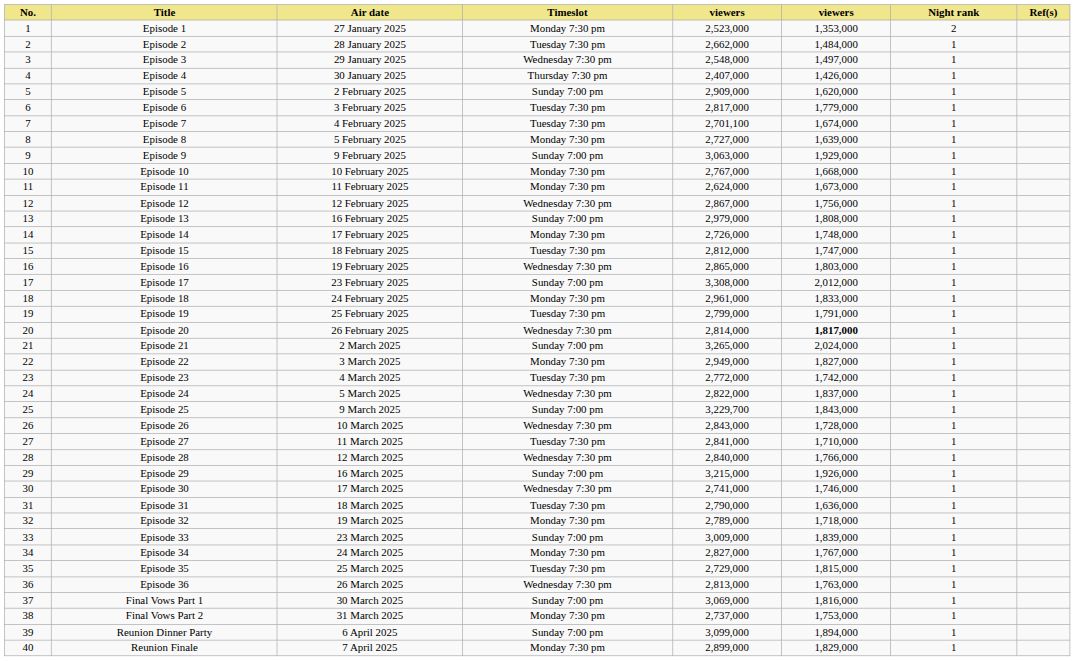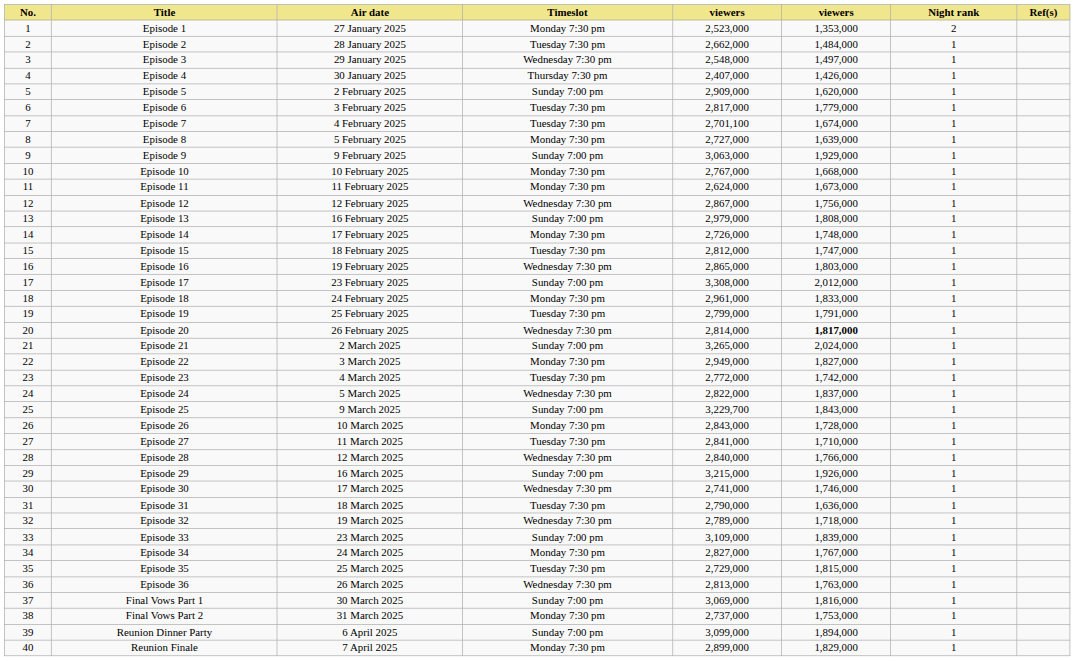(568, 425) Wednesday 7:30 pm -> (568, 425) Monday 7:30 pm
(568, 521) Monday 7:30 pm -> (568, 521) Wednesday 7:30 pm
(727, 536) 3,009,000 -> (727, 536) 3,109,000
